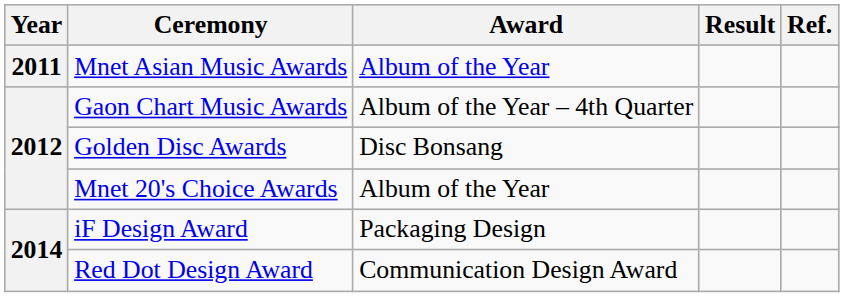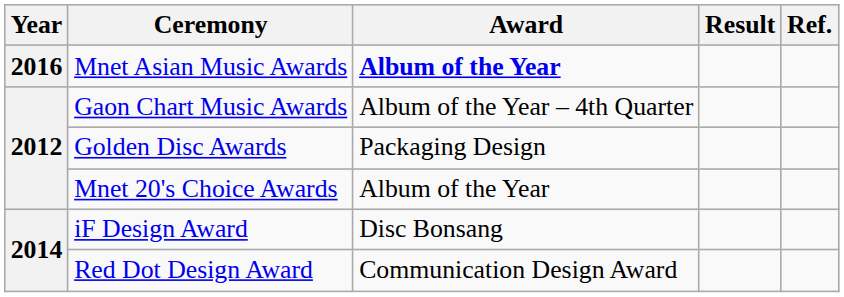(37, 65) 2011 -> (37, 65) 2016
(454, 65) normal -> (460, 65) bold
(431, 147) Disc Bonsang -> (452, 147) Packaging Design
(452, 229) Packaging Design -> (431, 229) Disc Bonsang
